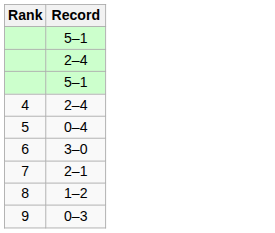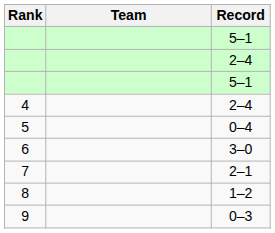+ column: (129, 15)
